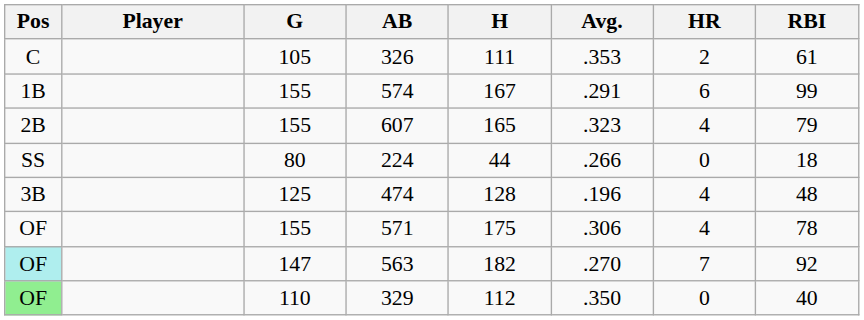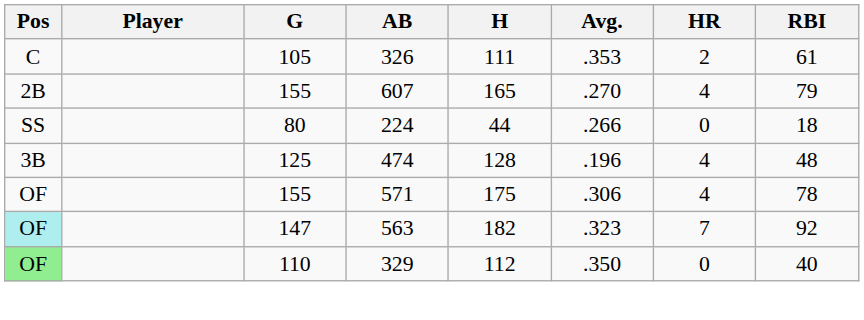- row: (397, 90)
(602, 125) .323 -> (602, 90) .270
(602, 263) .270 -> (602, 228) .323
